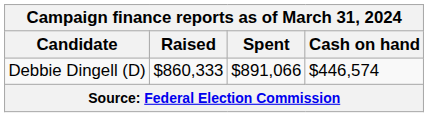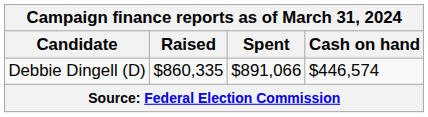(188, 71) $860,333 -> (188, 71) $860,335
